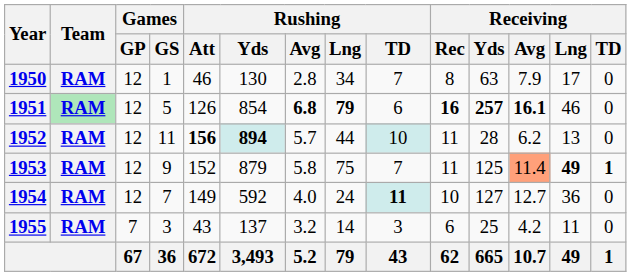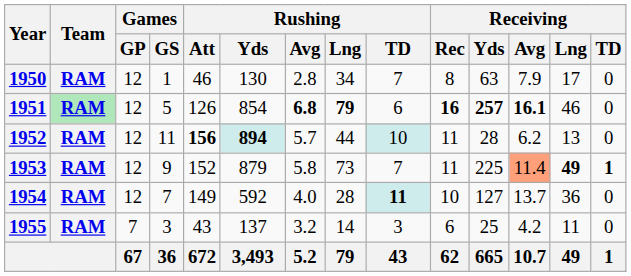(345, 167) 75 -> (345, 167) 73
(489, 167) 125 -> (489, 167) 225
(345, 197) 24 -> (345, 197) 28
(530, 197) 12.7 -> (530, 197) 13.7
